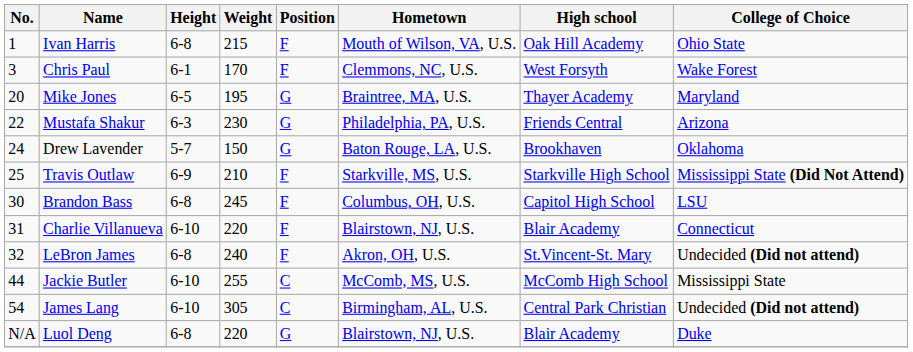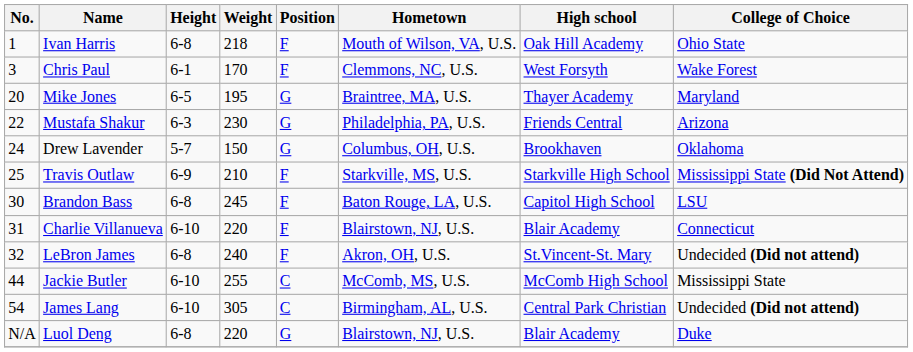(236, 44) 215 -> (236, 44) 218
(417, 149) Baton Rouge, LA, U.S. -> (409, 149) Columbus, OH, U.S.
(409, 202) Columbus, OH, U.S. -> (417, 202) Baton Rouge, LA, U.S.
